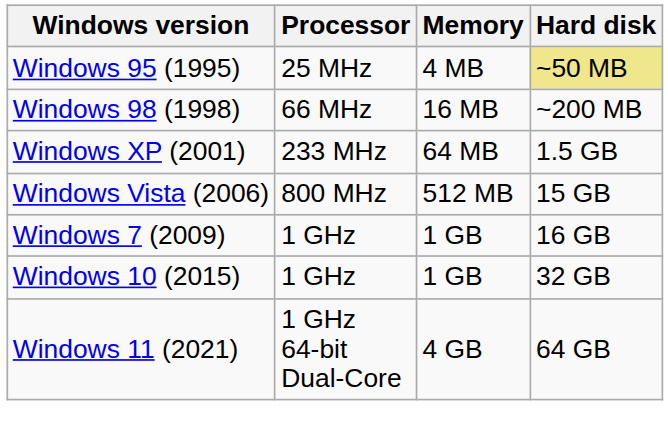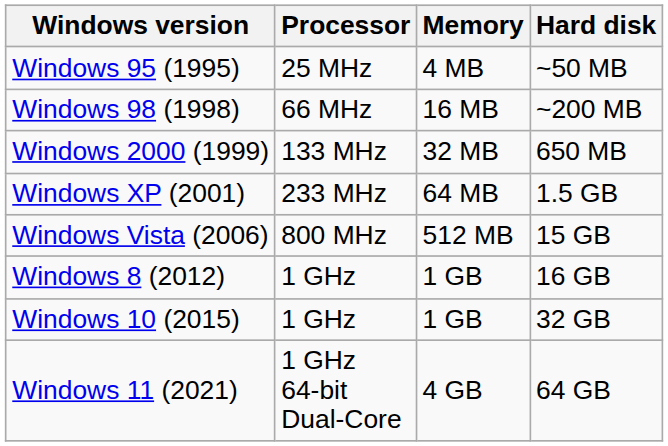(582, 67) khaki background -> (582, 67) no background
+ row: (141, 151)
- row: (119, 235)
+ row: (119, 277)
